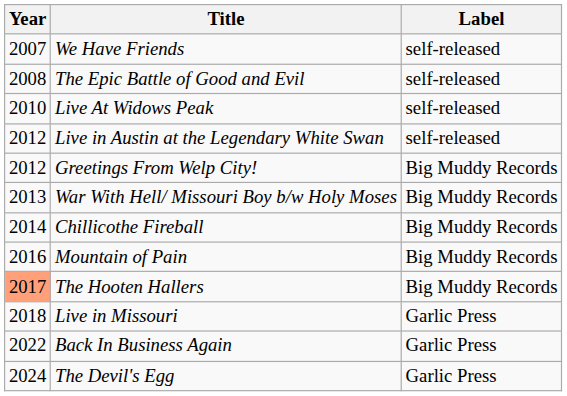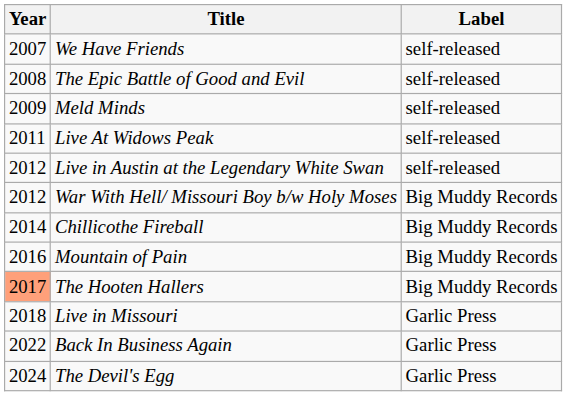+ row: (100, 108)
(28, 108) 2010 -> (27, 138) 2011
- row: (156, 167)
(28, 197) 2013 -> (28, 197) 2012
